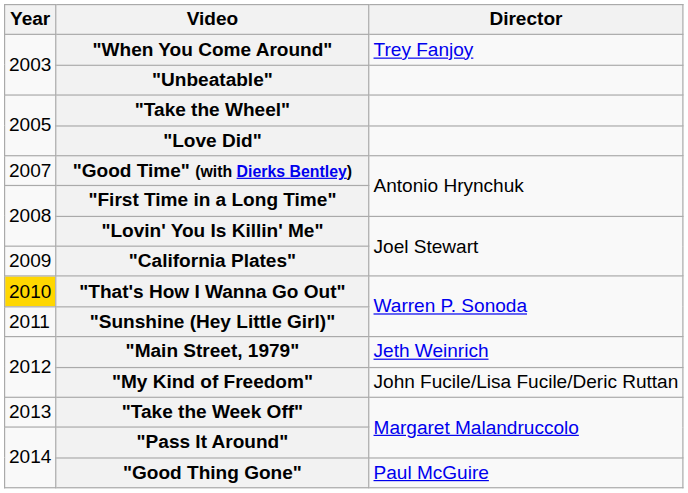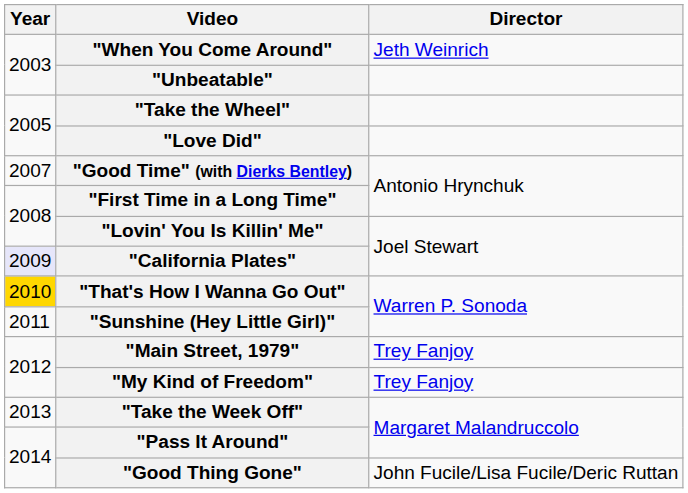(423, 49) Trey Fanjoy -> (431, 49) Jeth Weinrich
(30, 261) no background -> (30, 261) lavender background
(431, 351) Jeth Weinrich -> (423, 351) Trey Fanjoy
(526, 381) John Fucile/Lisa Fucile/Deric Ruttan -> (423, 381) Trey Fanjoy
(431, 472) Paul McGuire -> (526, 472) John Fucile/Lisa Fucile/Deric Ruttan
